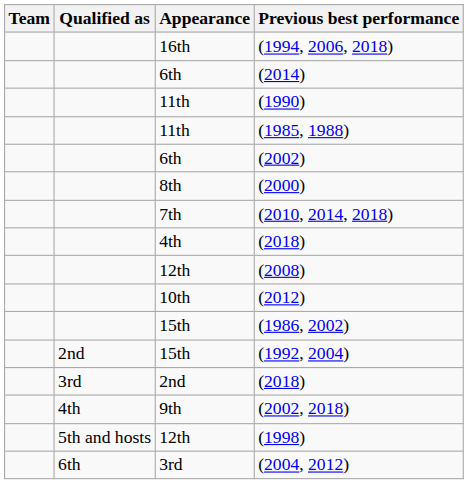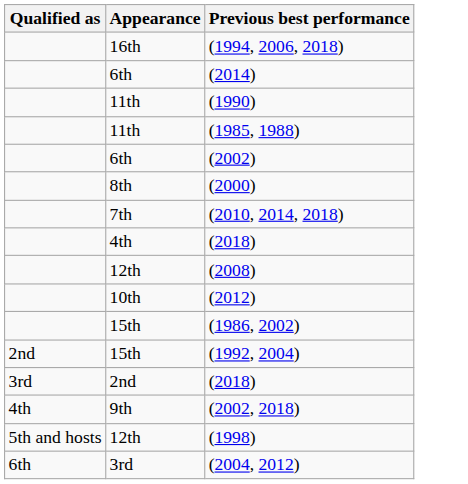- column: (29, 18)
